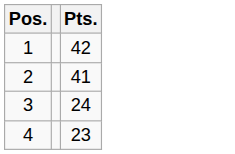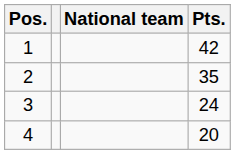+ column: (124, 18)
(81, 76) 41 -> (209, 76) 35
(81, 134) 23 -> (209, 134) 20
